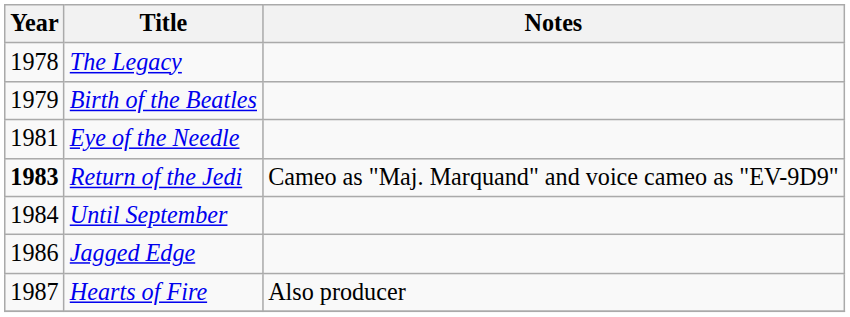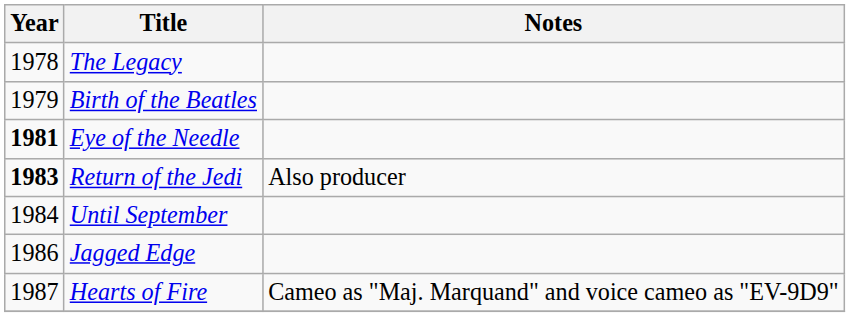(34, 138) normal -> (34, 138) bold
(553, 176) Cameo as "Maj. Marquand" and voice cameo as "EV-9D9" -> (337, 176) Also producer
(337, 291) Also producer -> (553, 291) Cameo as "Maj. Marquand" and voice cameo as "EV-9D9"
